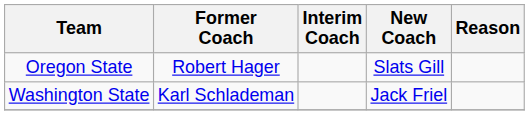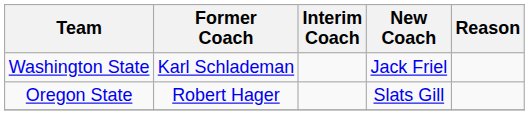rows swapped: (79, 67) <-> (79, 95)
